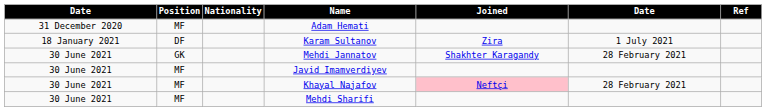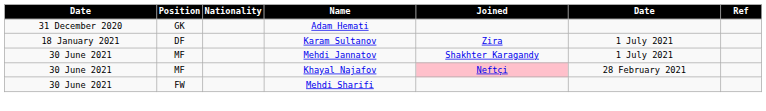(179, 26) MF -> (179, 26) GK
(179, 55) GK -> (179, 55) MF
(644, 55) 28 February 2021 -> (644, 55) 1 July 2021
- row: (340, 70)
(179, 99) MF -> (179, 84) FW
